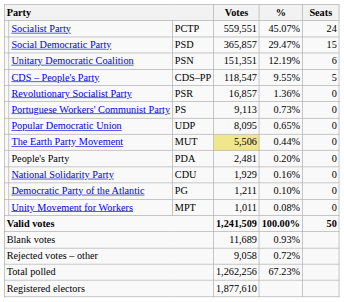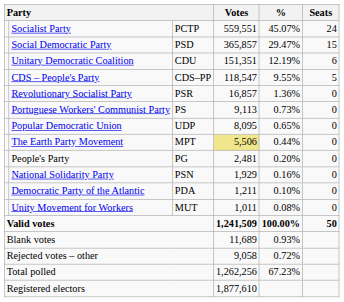(184, 61) PSN -> (186, 61) CDU
(186, 142) MUT -> (185, 142) MPT
(185, 158) PDA -> (181, 158) PG
(186, 175) CDU -> (184, 175) PSN
(181, 191) PG -> (185, 191) PDA
(185, 207) MPT -> (186, 207) MUT
